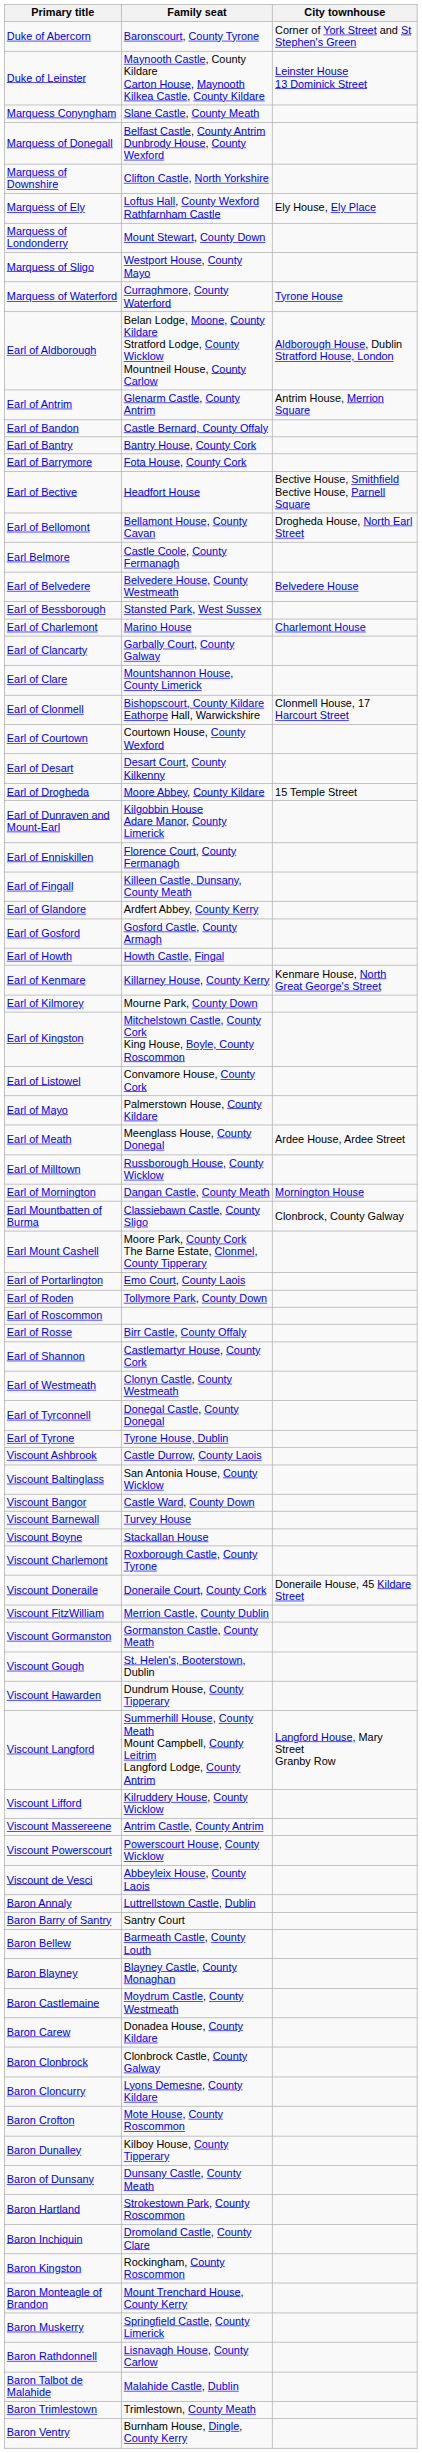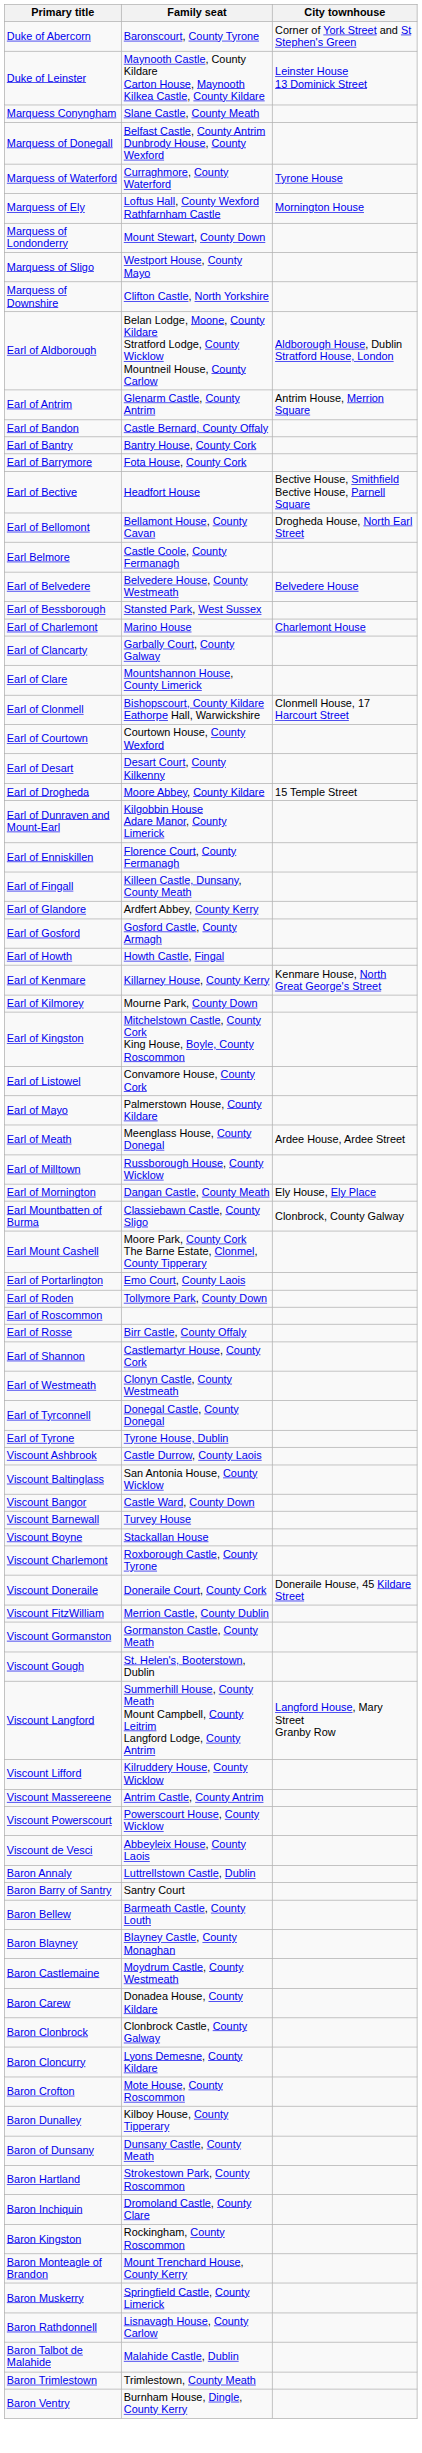rows swapped: (37, 178) <-> (62, 296)
(326, 208) Ely House, Ely Place -> (320, 208) Mornington House
(320, 1192) Mornington House -> (326, 1192) Ely House, Ely Place
- row: (54, 1696)
